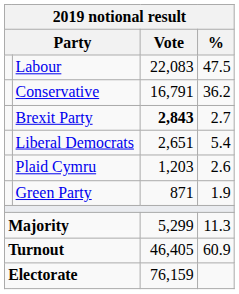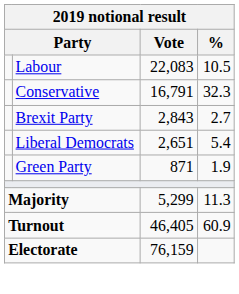(217, 67) 47.5 -> (217, 67) 10.5
(217, 92) 36.2 -> (217, 92) 32.3
(176, 117) bold -> (176, 117) normal
- row: (56, 167)
